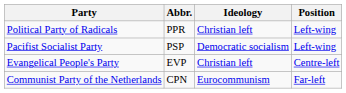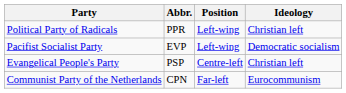columns swapped: (243, 12) <-> (317, 12)
(175, 46) PSP -> (176, 46) EVP
(176, 63) EVP -> (175, 63) PSP
